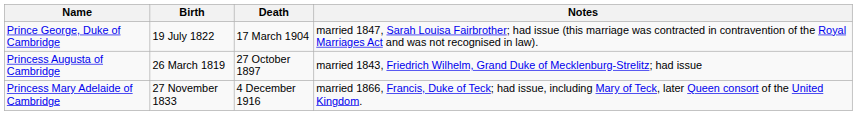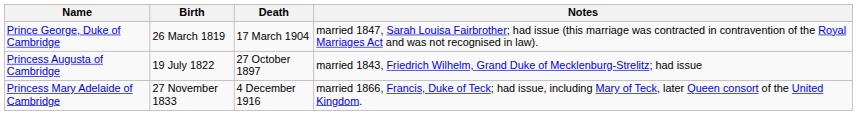(183, 36) 19 July 1822 -> (189, 36) 26 March 1819
(189, 65) 26 March 1819 -> (183, 65) 19 July 1822
